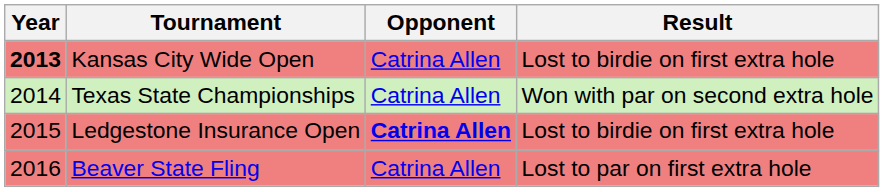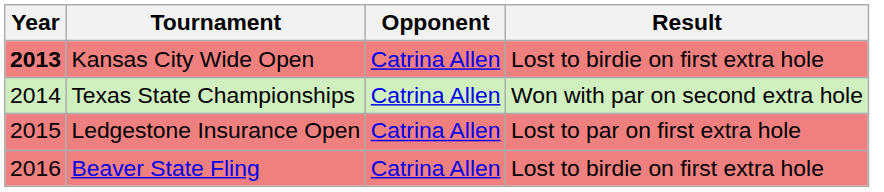(441, 131) bold -> (436, 131) normal
(678, 131) Lost to birdie on first extra hole -> (656, 131) Lost to par on first extra hole
(667, 167) Lost to par on first extra hole -> (667, 167) Lost to birdie on first extra hole
